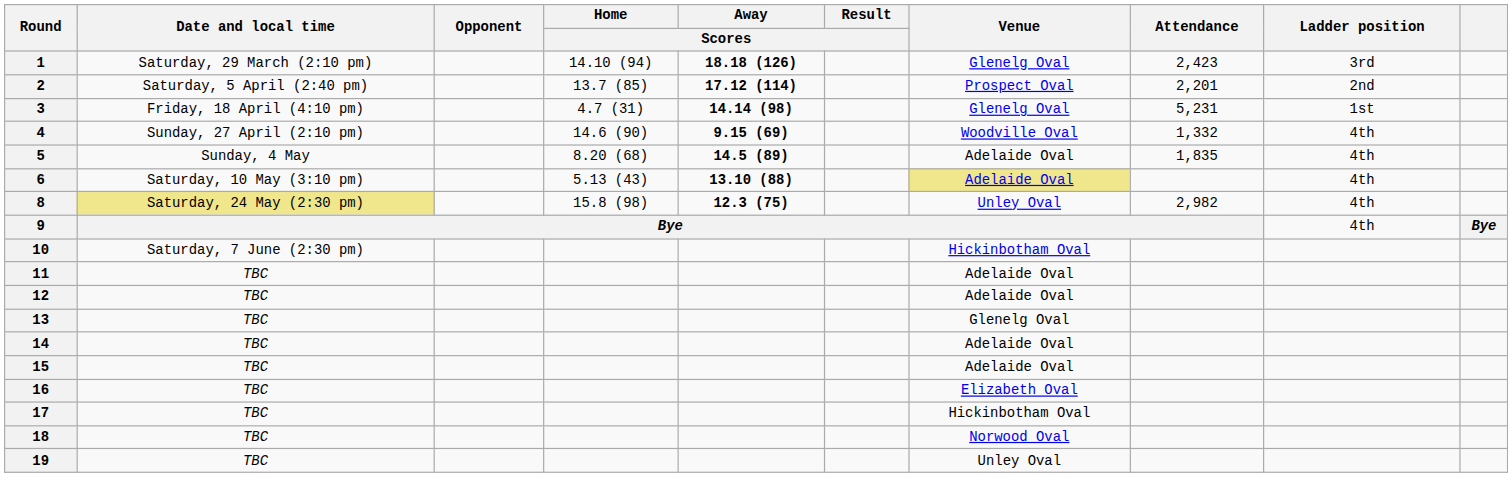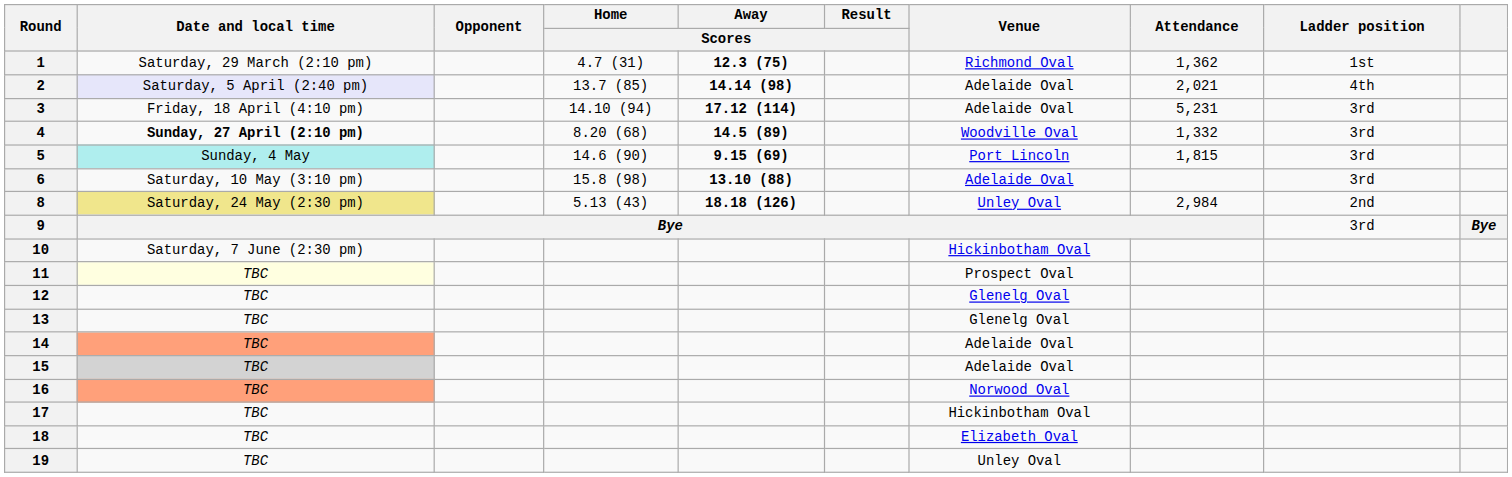(611, 63) 14.10 (94) -> (611, 63) 4.7 (31)
(751, 63) 18.18 (126) -> (751, 63) 12.3 (75)
(1019, 63) Glenelg Oval -> (1019, 63) Richmond Oval
(1197, 63) 2,423 -> (1197, 63) 1,362
(1362, 63) 3rd -> (1362, 63) 1st
(255, 86) no background -> (255, 86) lavender background
(751, 86) 17.12 (114) -> (751, 86) 14.14 (98)
(1019, 86) Prospect Oval -> (1019, 86) Adelaide Oval
(1197, 86) 2,201 -> (1197, 86) 2,021
(1362, 86) 2nd -> (1362, 86) 4th
(611, 110) 4.7 (31) -> (611, 110) 14.10 (94)
(751, 110) 14.14 (98) -> (751, 110) 17.12 (114)
(1019, 110) Glenelg Oval -> (1019, 110) Adelaide Oval
(1362, 110) 1st -> (1362, 110) 3rd
(255, 133) normal -> (255, 133) bold
(611, 133) 14.6 (90) -> (611, 133) 8.20 (68)
(751, 133) 9.15 (69) -> (751, 133) 14.5 (89)
(1362, 133) 4th -> (1362, 133) 3rd
(255, 156) no background -> (255, 156) paleturquoise background
(611, 156) 8.20 (68) -> (611, 156) 14.6 (90)
(751, 156) 14.5 (89) -> (751, 156) 9.15 (69)
(1019, 156) Adelaide Oval -> (1019, 156) Port Lincoln
(1197, 156) 1,835 -> (1197, 156) 1,815
(1362, 156) 4th -> (1362, 156) 3rd
(611, 180) 5.13 (43) -> (611, 180) 15.8 (98)
(1019, 180) khaki background -> (1019, 180) no background
(1362, 180) 4th -> (1362, 180) 3rd
(611, 203) 15.8 (98) -> (611, 203) 5.13 (43)
(751, 203) 12.3 (75) -> (751, 203) 18.18 (126)
(1197, 203) 2,982 -> (1197, 203) 2,984
(1362, 203) 4th -> (1362, 203) 2nd
(1362, 226) 4th -> (1362, 226) 3rd
(255, 273) no background -> (255, 273) lightyellow background
(1019, 273) Adelaide Oval -> (1019, 273) Prospect Oval
(1019, 297) Adelaide Oval -> (1019, 297) Glenelg Oval
(255, 343) no background -> (255, 343) lightsalmon background
(255, 367) no background -> (255, 367) lightgrey background
(255, 390) no background -> (255, 390) lightsalmon background
(1019, 390) Elizabeth Oval -> (1019, 390) Norwood Oval
(1019, 437) Norwood Oval -> (1019, 437) Elizabeth Oval
